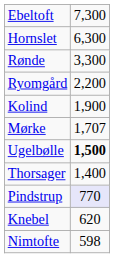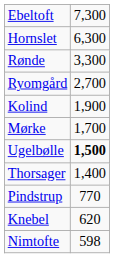(90, 83) 2,200 -> (90, 83) 2,700
(90, 128) 1,707 -> (90, 128) 1,700
(90, 196) lavender background -> (90, 196) no background
